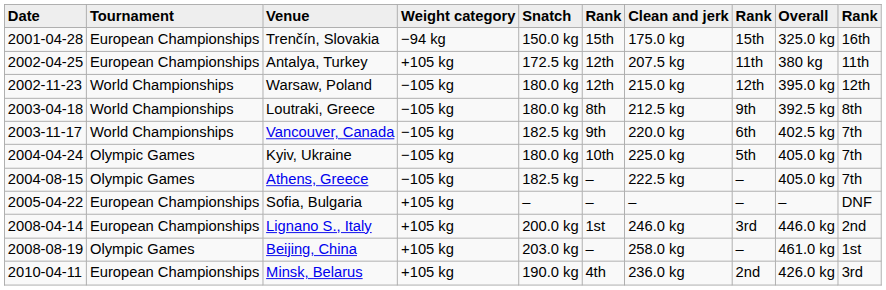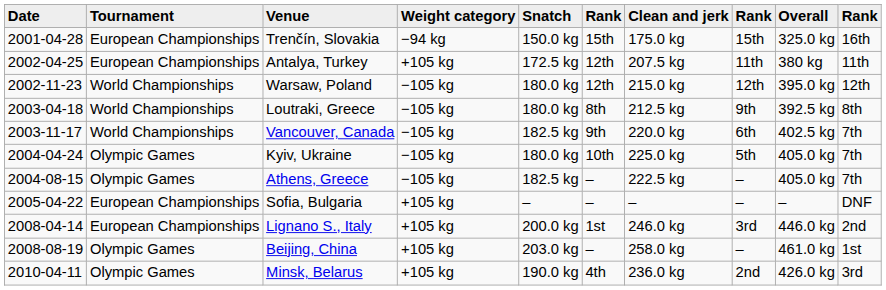(175, 272) European Championships -> (142, 272) Olympic Games
